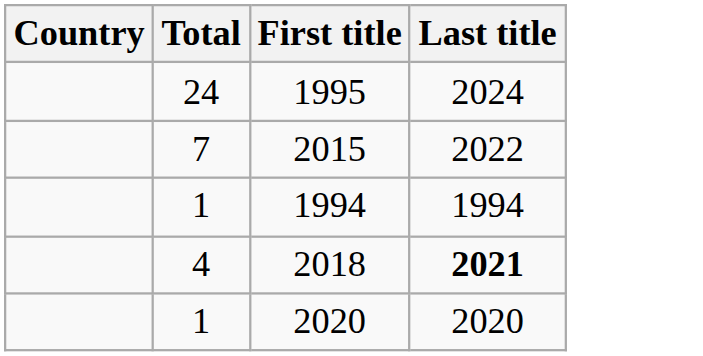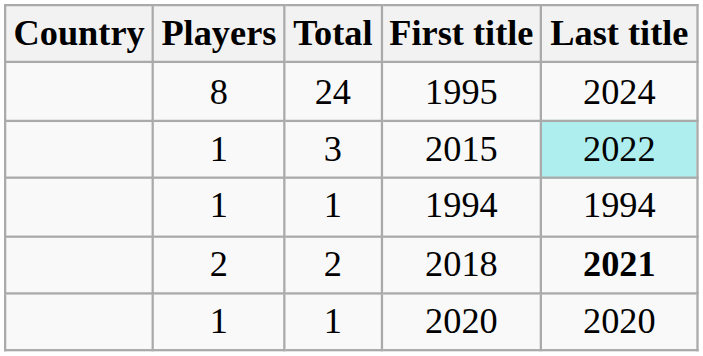+ column: (219, 33)
(201, 148) 7 -> (333, 148) 3
(488, 148) no background -> (619, 148) paleturquoise background
(201, 263) 4 -> (333, 263) 2
